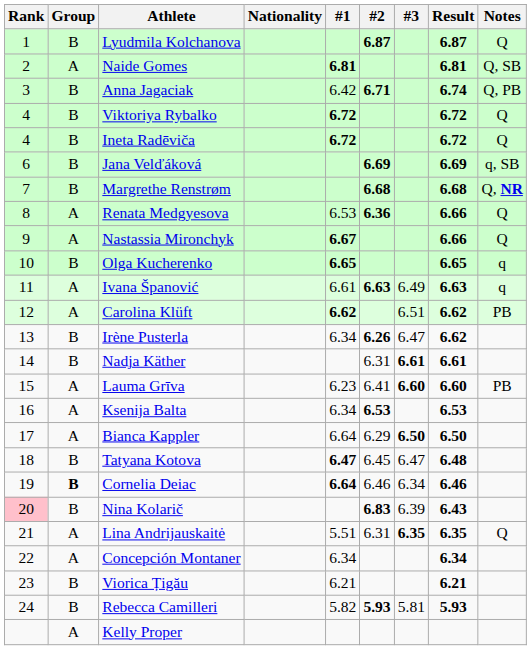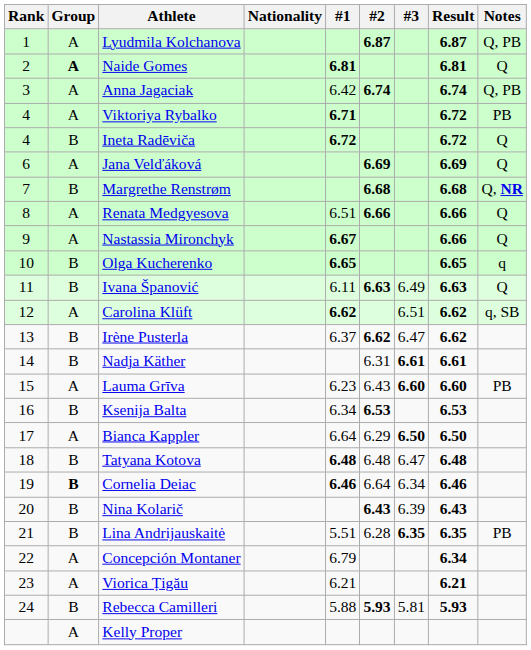(73, 41) B -> (73, 41) A
(502, 41) Q -> (502, 41) Q, PB
(73, 66) normal -> (73, 66) bold
(502, 66) Q, SB -> (502, 66) Q
(73, 90) B -> (73, 90) A
(377, 90) 6.71 -> (377, 90) 6.74
(73, 115) B -> (73, 115) A
(343, 115) 6.72 -> (343, 115) 6.71
(502, 115) Q -> (502, 115) PB
(73, 164) B -> (73, 164) A
(502, 164) q, SB -> (502, 164) Q
(343, 213) 6.53 -> (343, 213) 6.51
(377, 213) 6.36 -> (377, 213) 6.66
(73, 287) A -> (73, 287) B
(343, 287) 6.61 -> (343, 287) 6.11
(502, 287) q -> (502, 287) Q
(502, 312) PB -> (502, 312) q, SB
(343, 336) 6.34 -> (343, 336) 6.37
(377, 336) 6.26 -> (377, 336) 6.62
(377, 386) 6.41 -> (377, 386) 6.43
(73, 410) A -> (73, 410) B
(343, 459) 6.47 -> (343, 459) 6.48
(377, 459) 6.45 -> (377, 459) 6.48
(343, 484) 6.64 -> (343, 484) 6.46
(377, 484) 6.46 -> (377, 484) 6.64
(26, 509) pink background -> (26, 509) no background
(377, 509) 6.83 -> (377, 509) 6.43
(73, 533) A -> (73, 533) B
(377, 533) 6.31 -> (377, 533) 6.28
(502, 533) Q -> (502, 533) PB
(343, 558) 6.34 -> (343, 558) 6.79
(73, 582) B -> (73, 582) A
(343, 607) 5.82 -> (343, 607) 5.88
